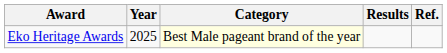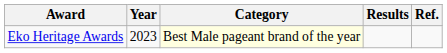(143, 36) 2025 -> (143, 36) 2023
